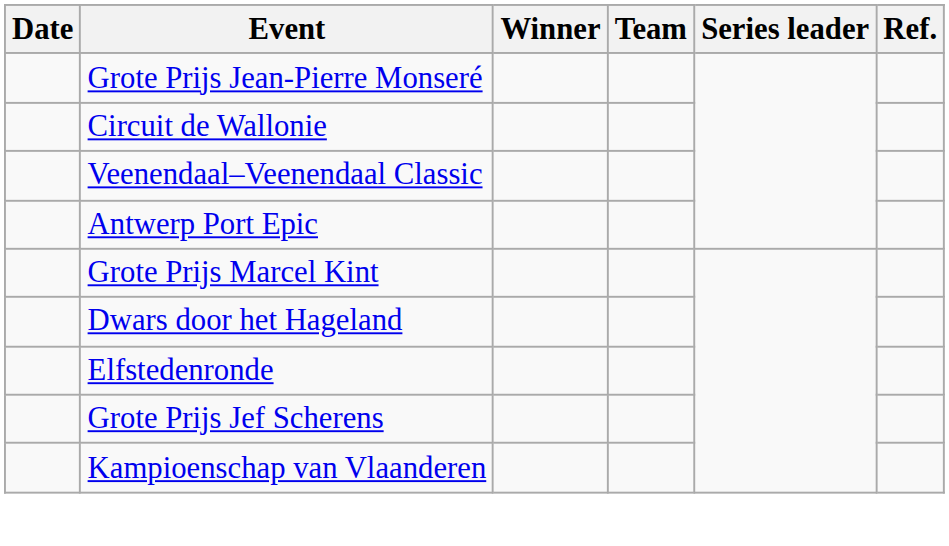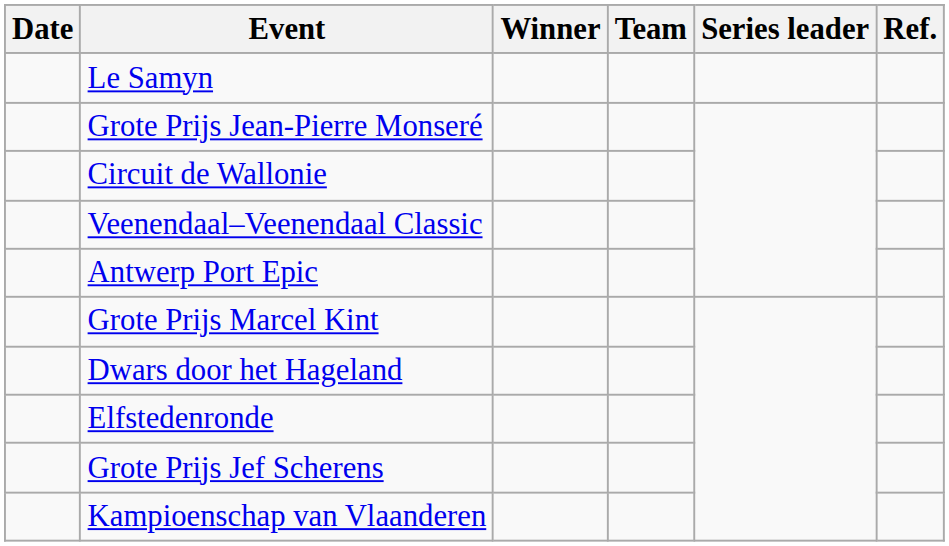+ row: (150, 77)
